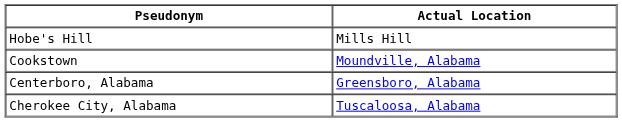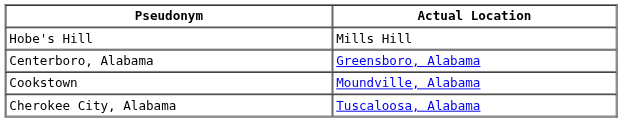rows swapped: (44, 61) <-> (81, 83)
